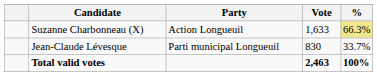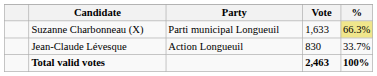(206, 29) Action Longueuil -> (224, 29) Parti municipal Longueuil
(224, 46) Parti municipal Longueuil -> (206, 46) Action Longueuil
